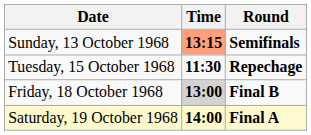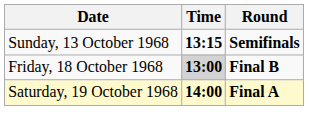(204, 42) lightsalmon background -> (204, 42) no background
- row: (91, 67)
